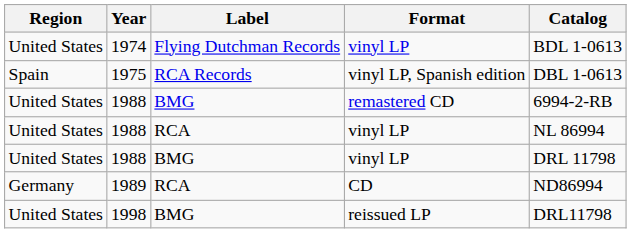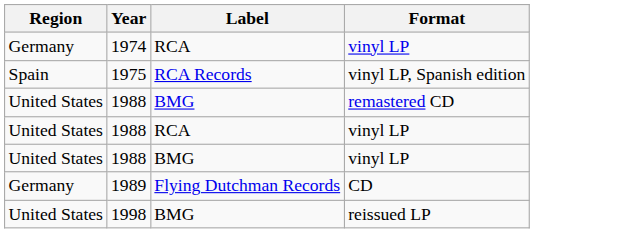- column: (578, 18)
(56, 46) United States -> (41, 46) Germany
(247, 46) Flying Dutchman Records -> (172, 46) RCA
(172, 185) RCA -> (247, 185) Flying Dutchman Records
